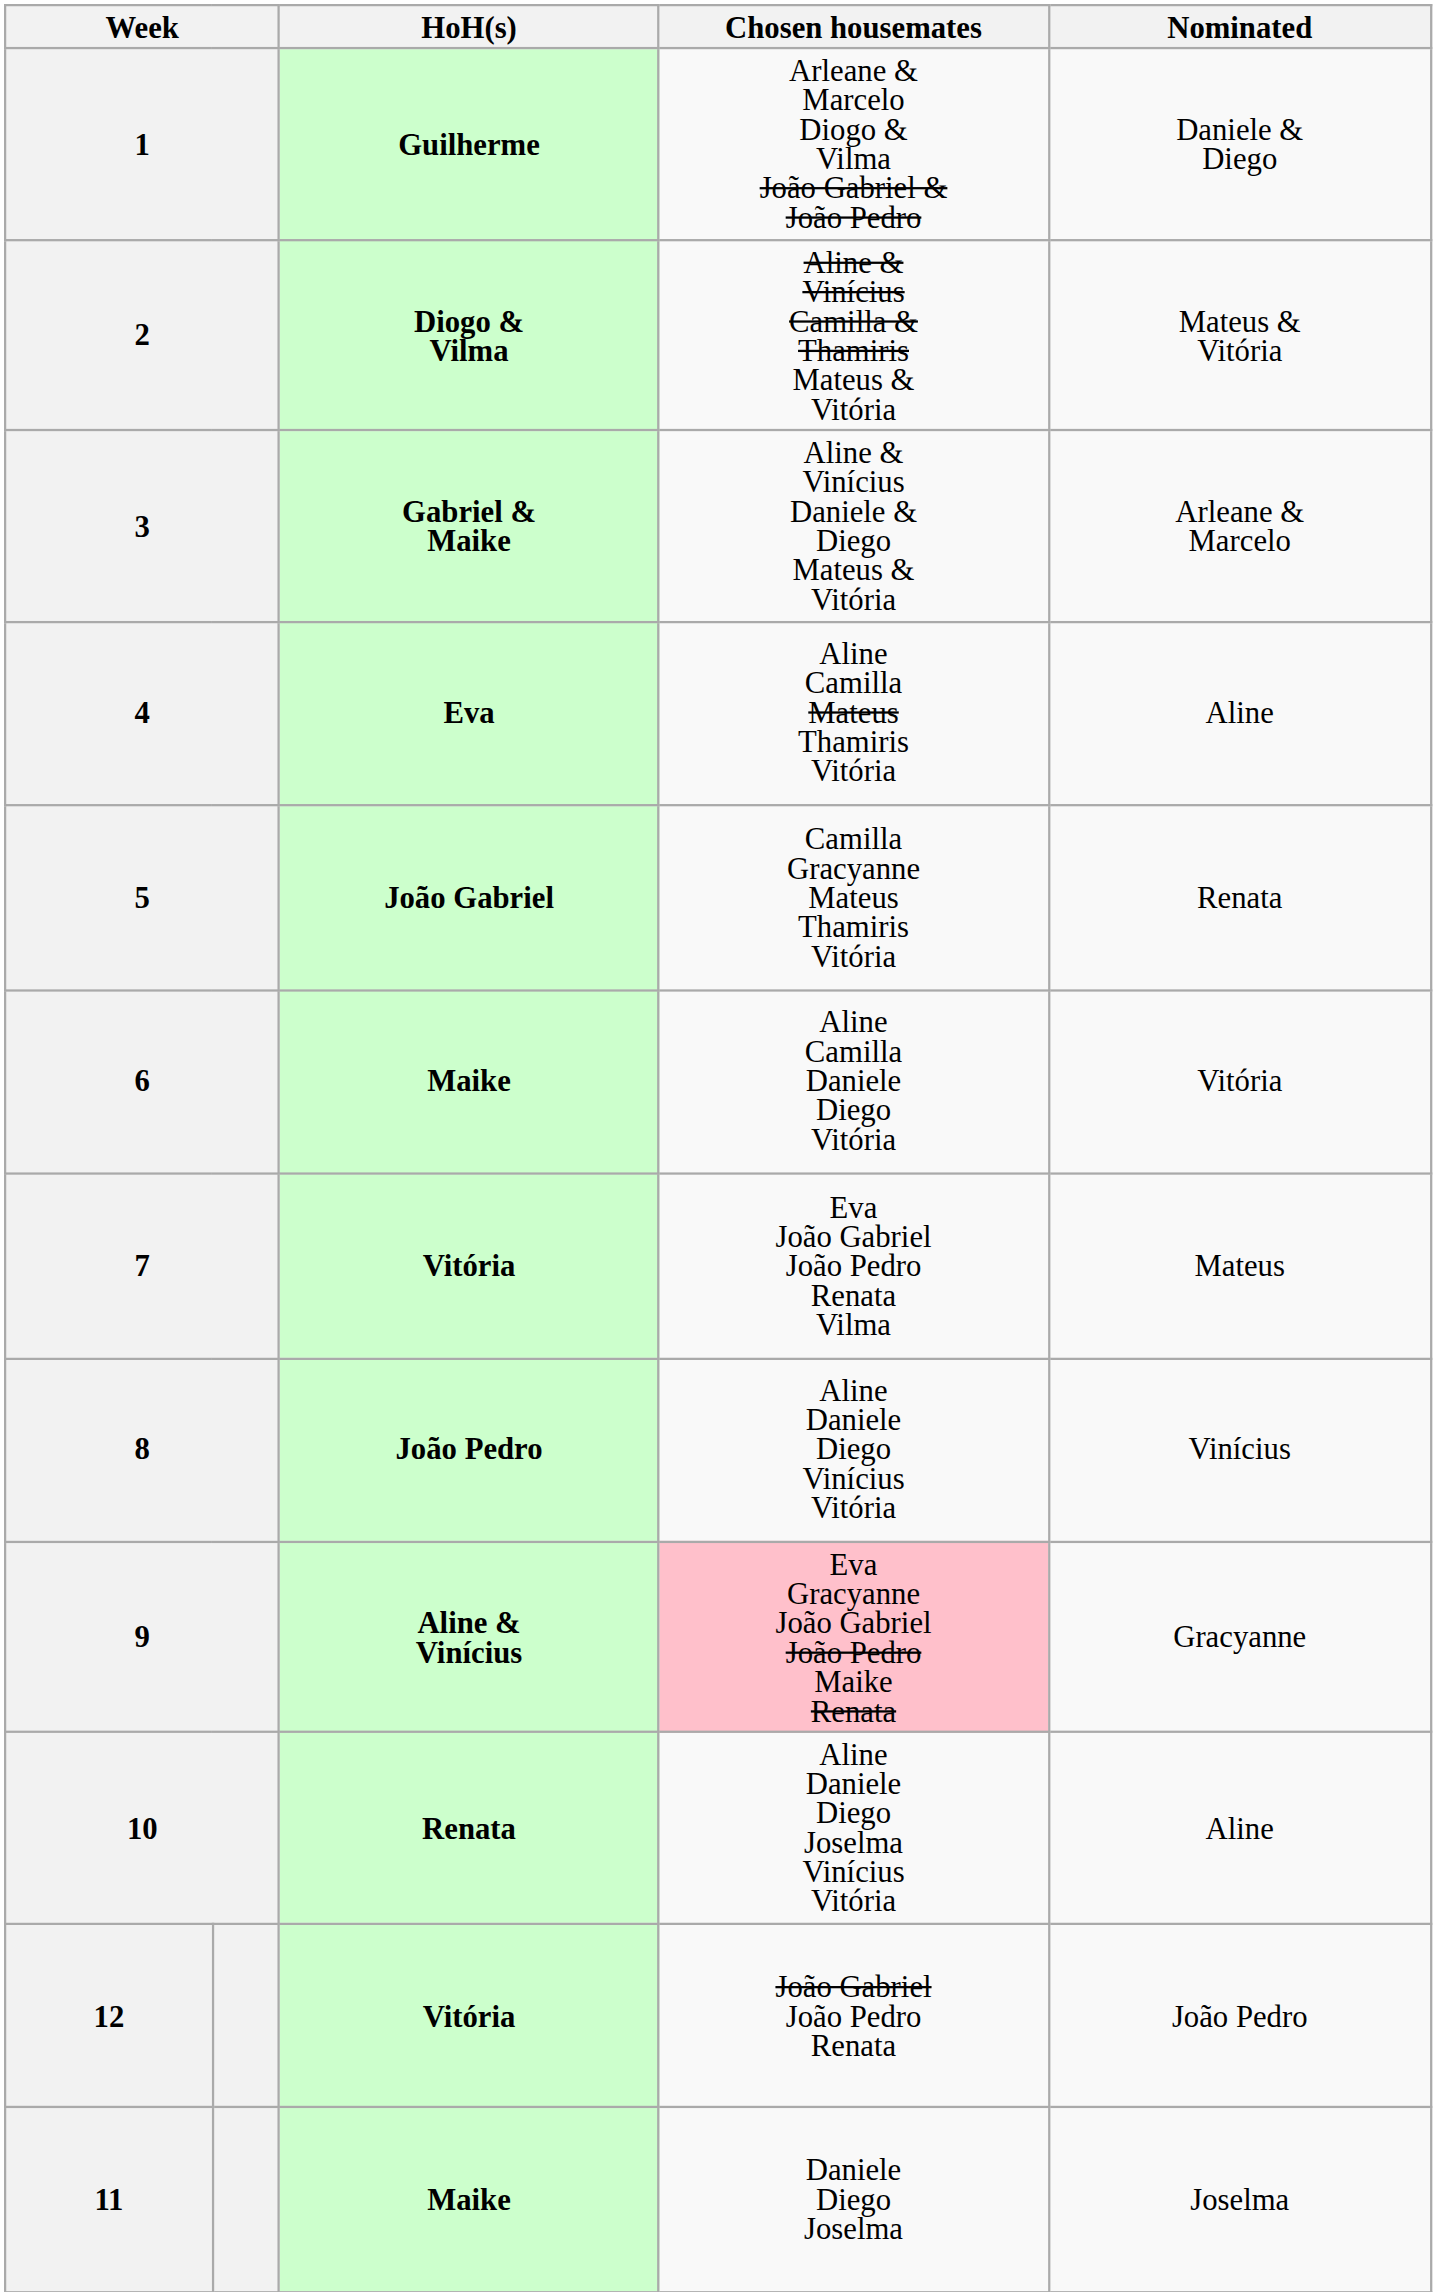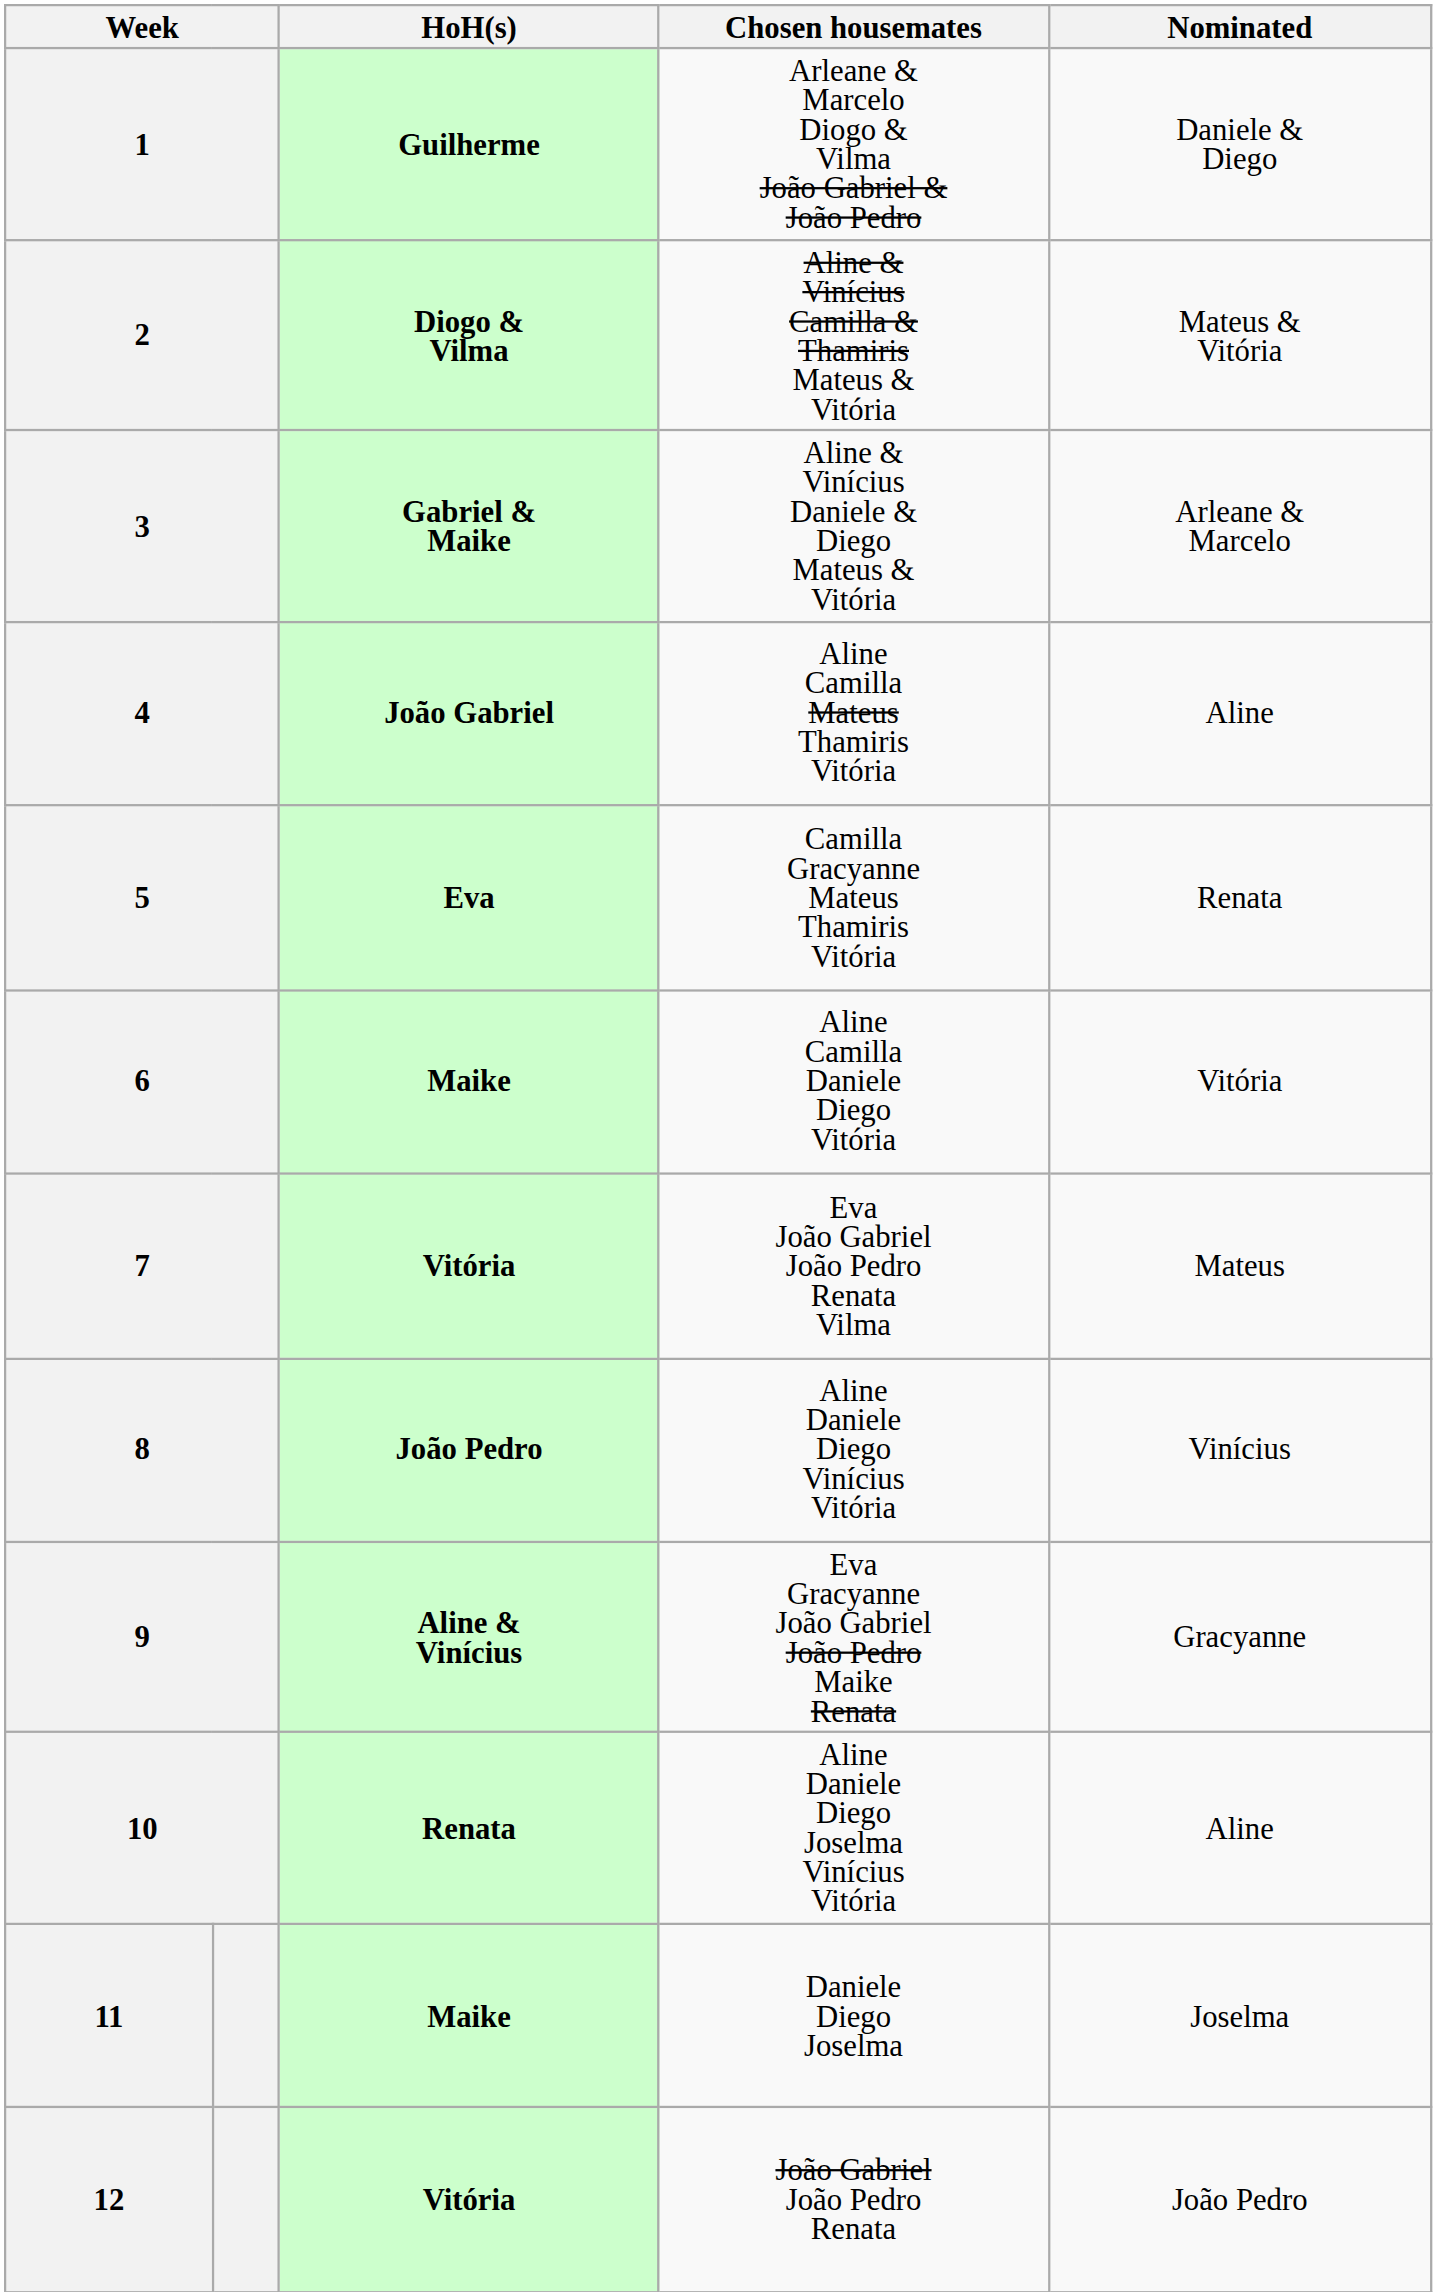(469, 713) Eva -> (469, 713) João Gabriel
(469, 897) João Gabriel -> (469, 897) Eva
(853, 1637) pink background -> (853, 1637) no background
rows swapped: (109, 2199) <-> (109, 2015)
